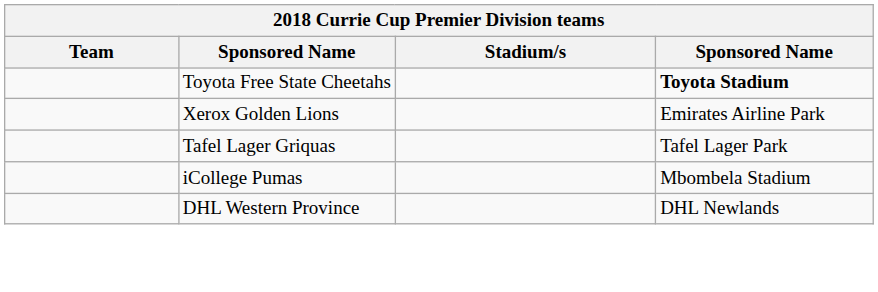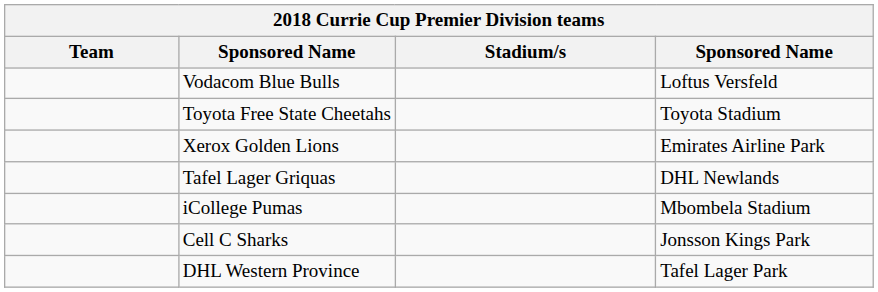+ row: (261, 83)
(724, 83) bold -> (720, 114) normal
(724, 145) Tafel Lager Park -> (720, 177) DHL Newlands
+ row: (235, 240)
(720, 208) DHL Newlands -> (724, 271) Tafel Lager Park
